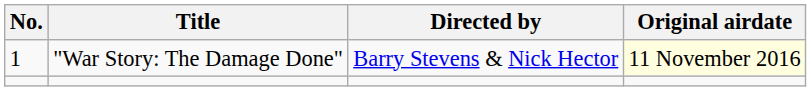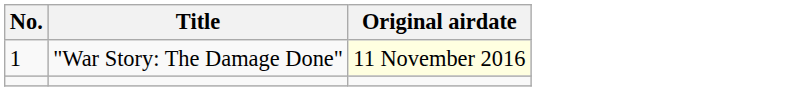- column: (486, 22)
